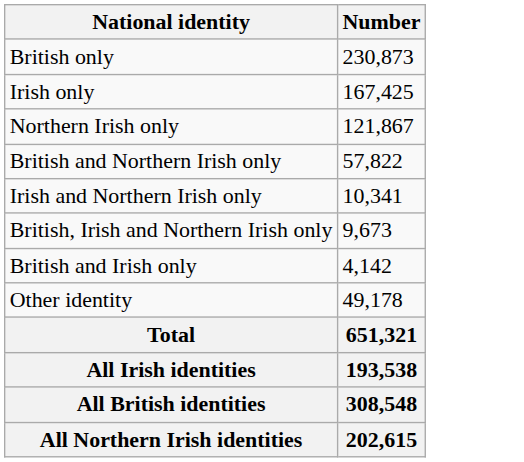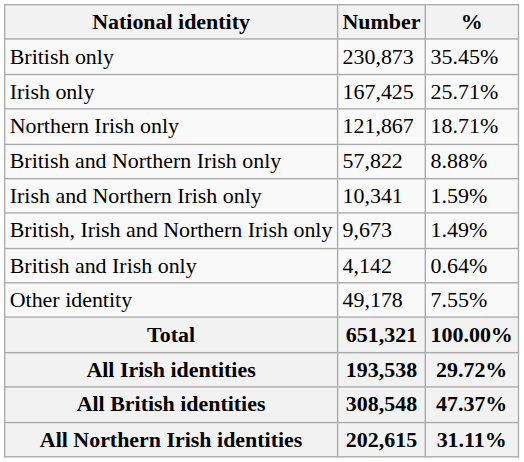+ column: (472, 21)
